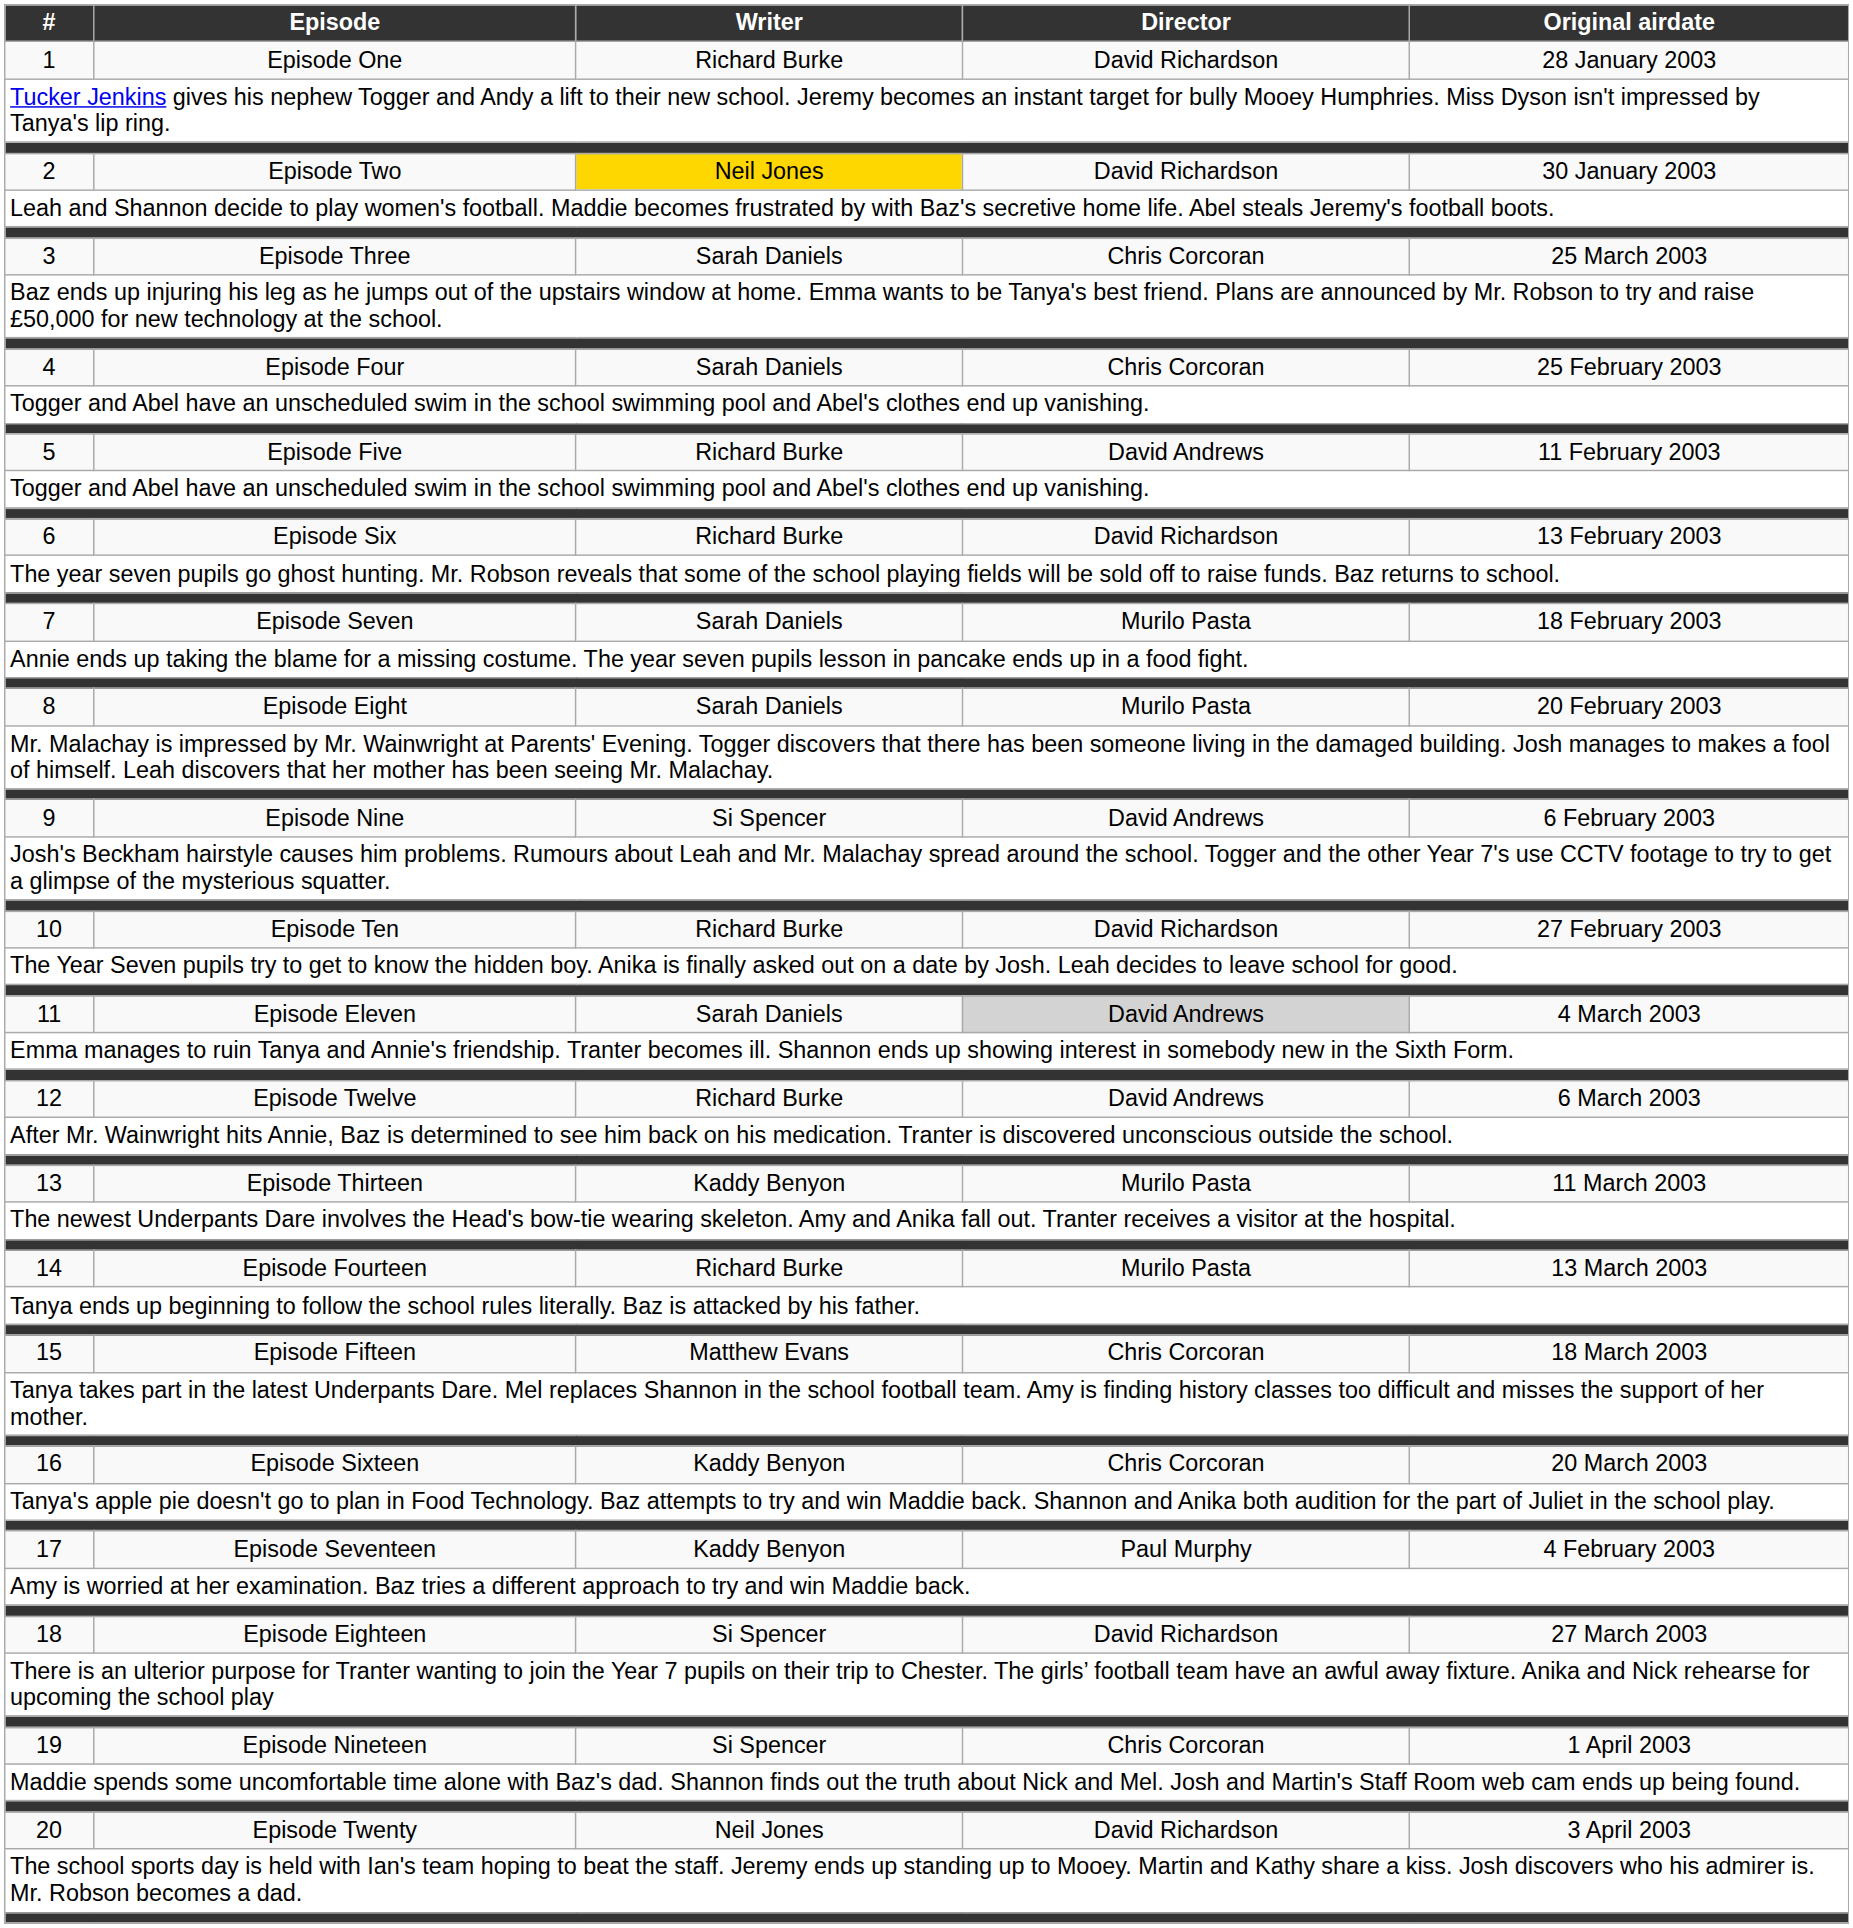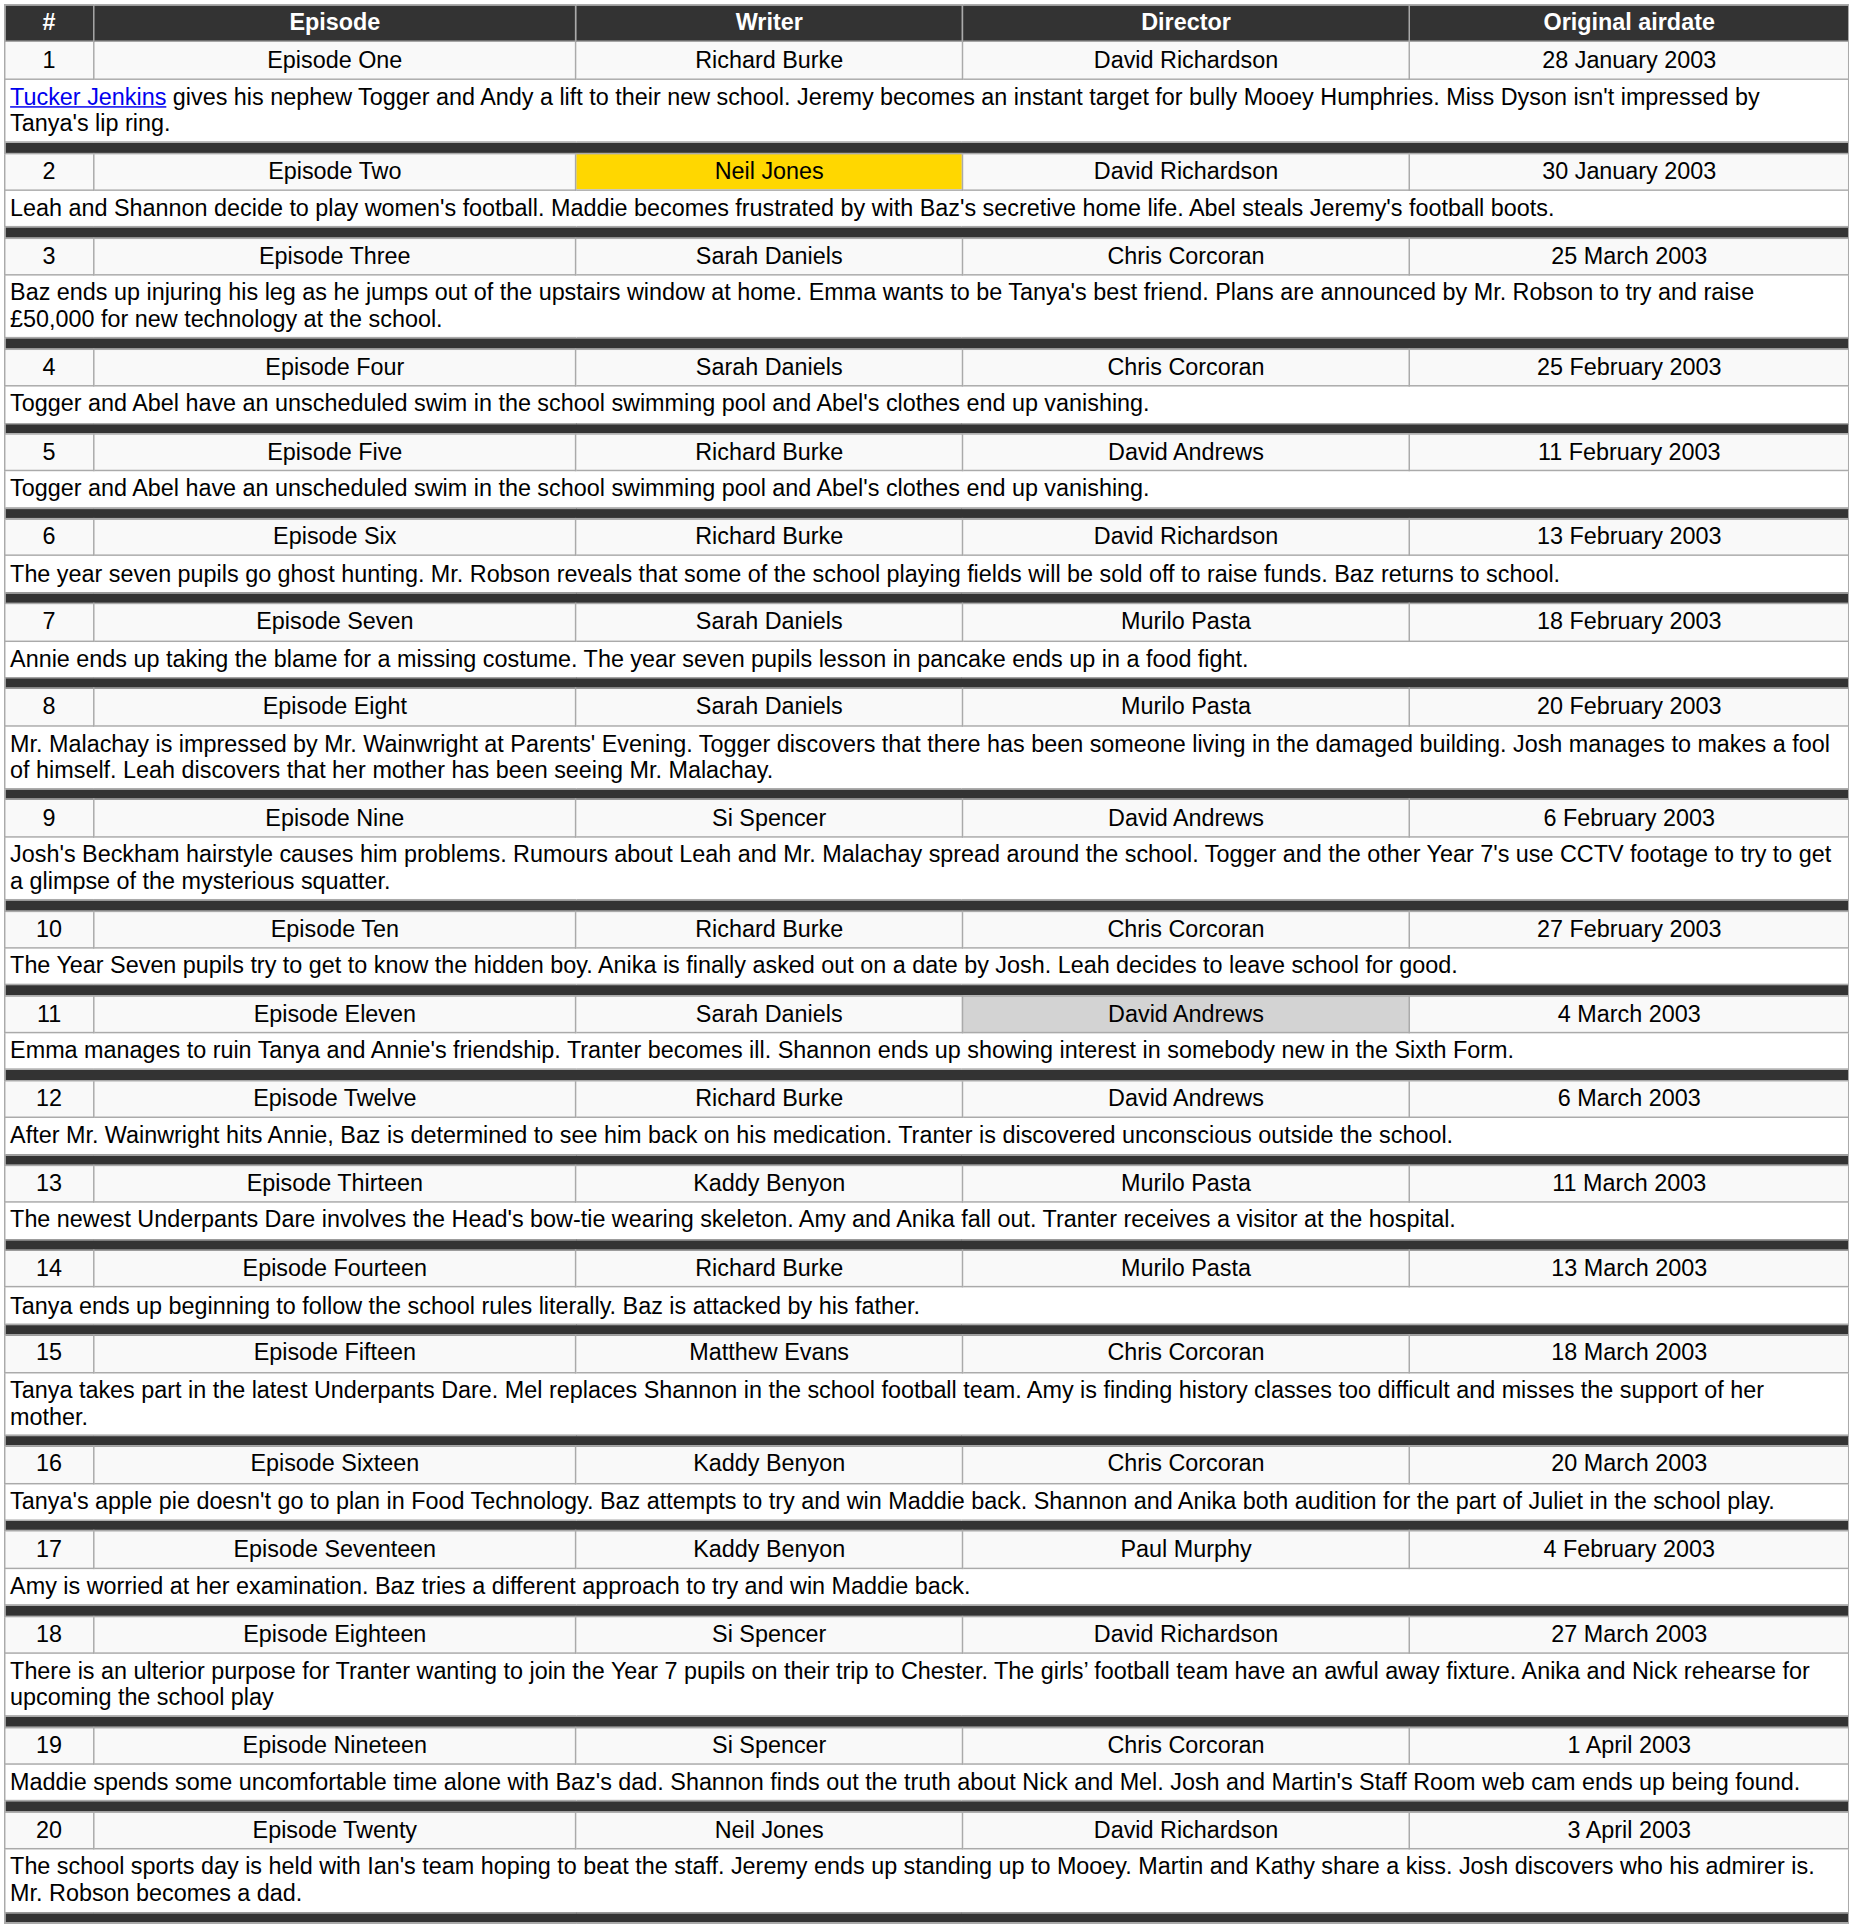(1186, 928) David Richardson -> (1186, 928) Chris Corcoran
